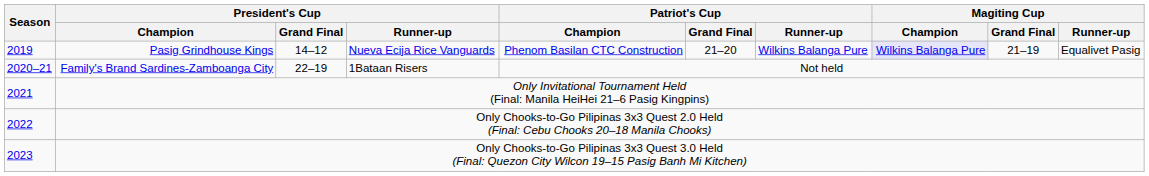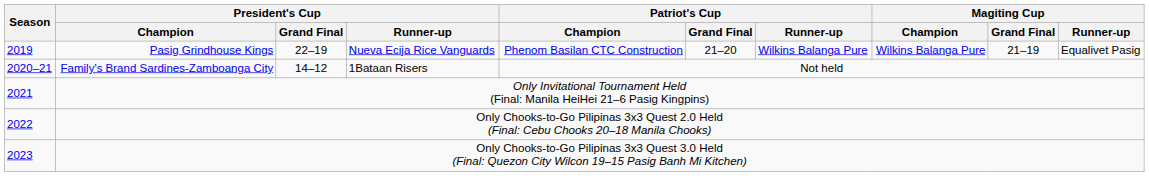(311, 50) 14–12 -> (311, 50) 22–19
(931, 50) lavender background -> (931, 50) no background
(311, 68) 22–19 -> (311, 68) 14–12
